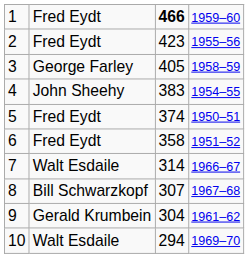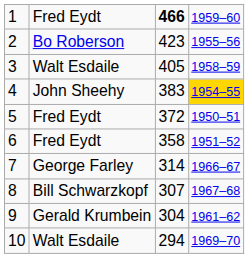(67, 41) Fred Eydt -> (79, 41) Bo Roberson
(83, 66) George Farley -> (76, 66) Walt Esdaile
(216, 92) no background -> (216, 92) gold background
(172, 116) 374 -> (172, 116) 372
(76, 166) Walt Esdaile -> (83, 166) George Farley
